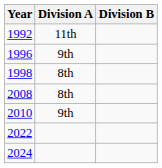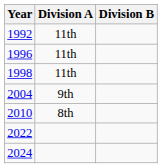(66, 53) 9th -> (66, 53) 11th
(66, 73) 8th -> (66, 73) 11th
+ row: (20, 93)
- row: (20, 93)
(66, 113) 9th -> (66, 113) 8th
